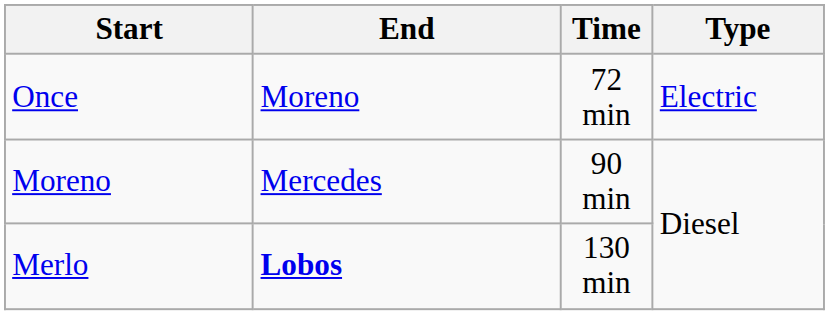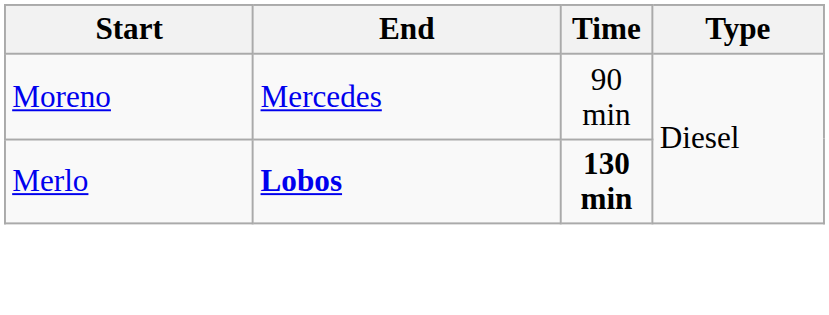- row: (45, 96)
(606, 265) normal -> (606, 180) bold
